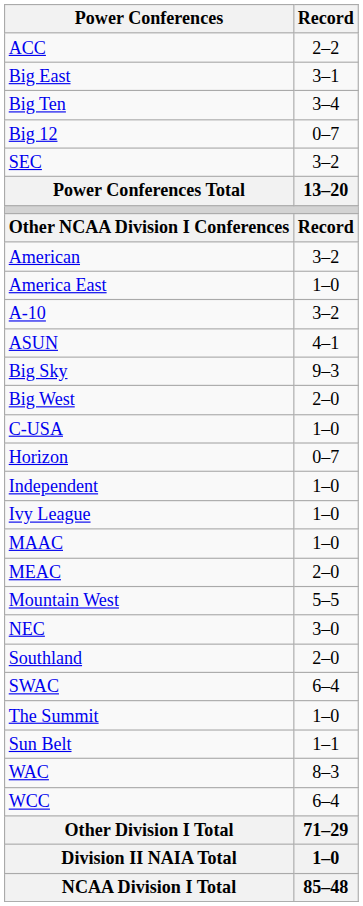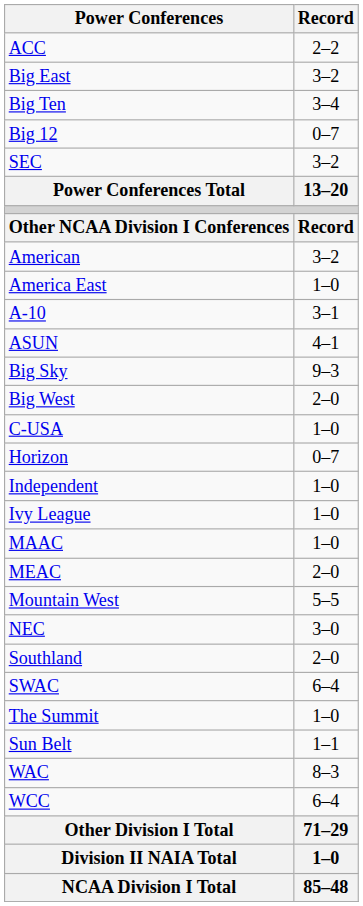(326, 76) 3–1 -> (326, 76) 3–2
(326, 313) 3–2 -> (326, 313) 3–1
